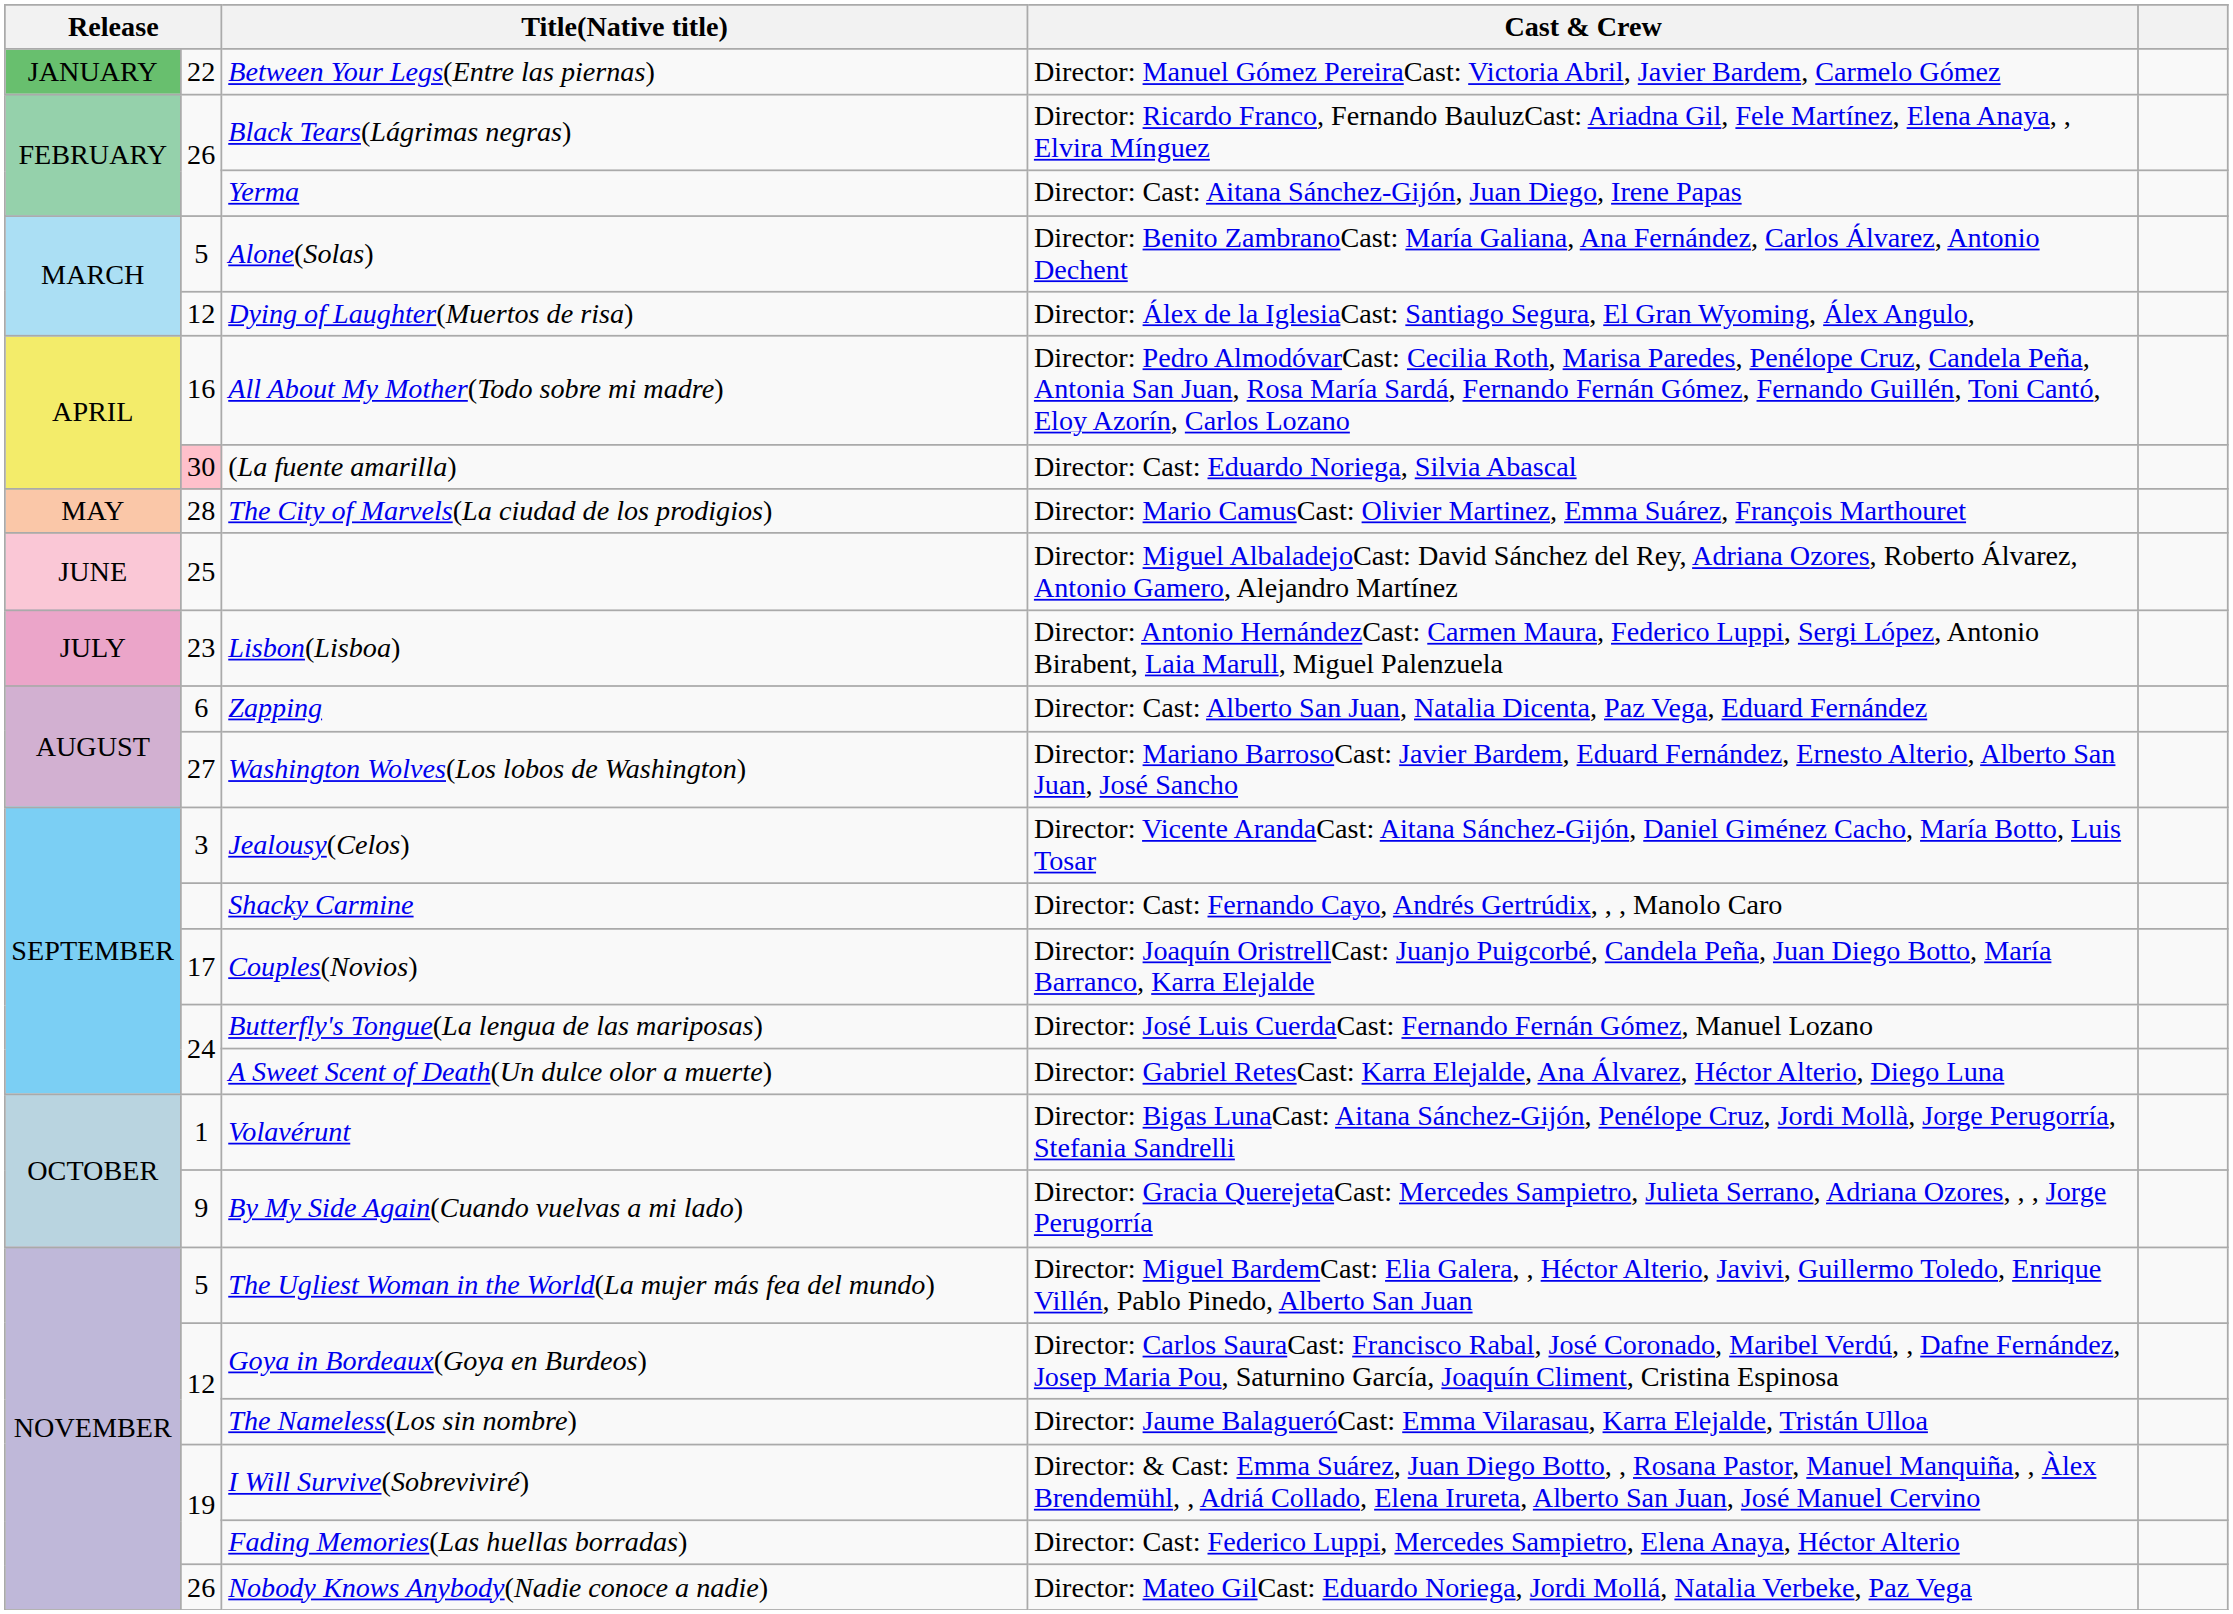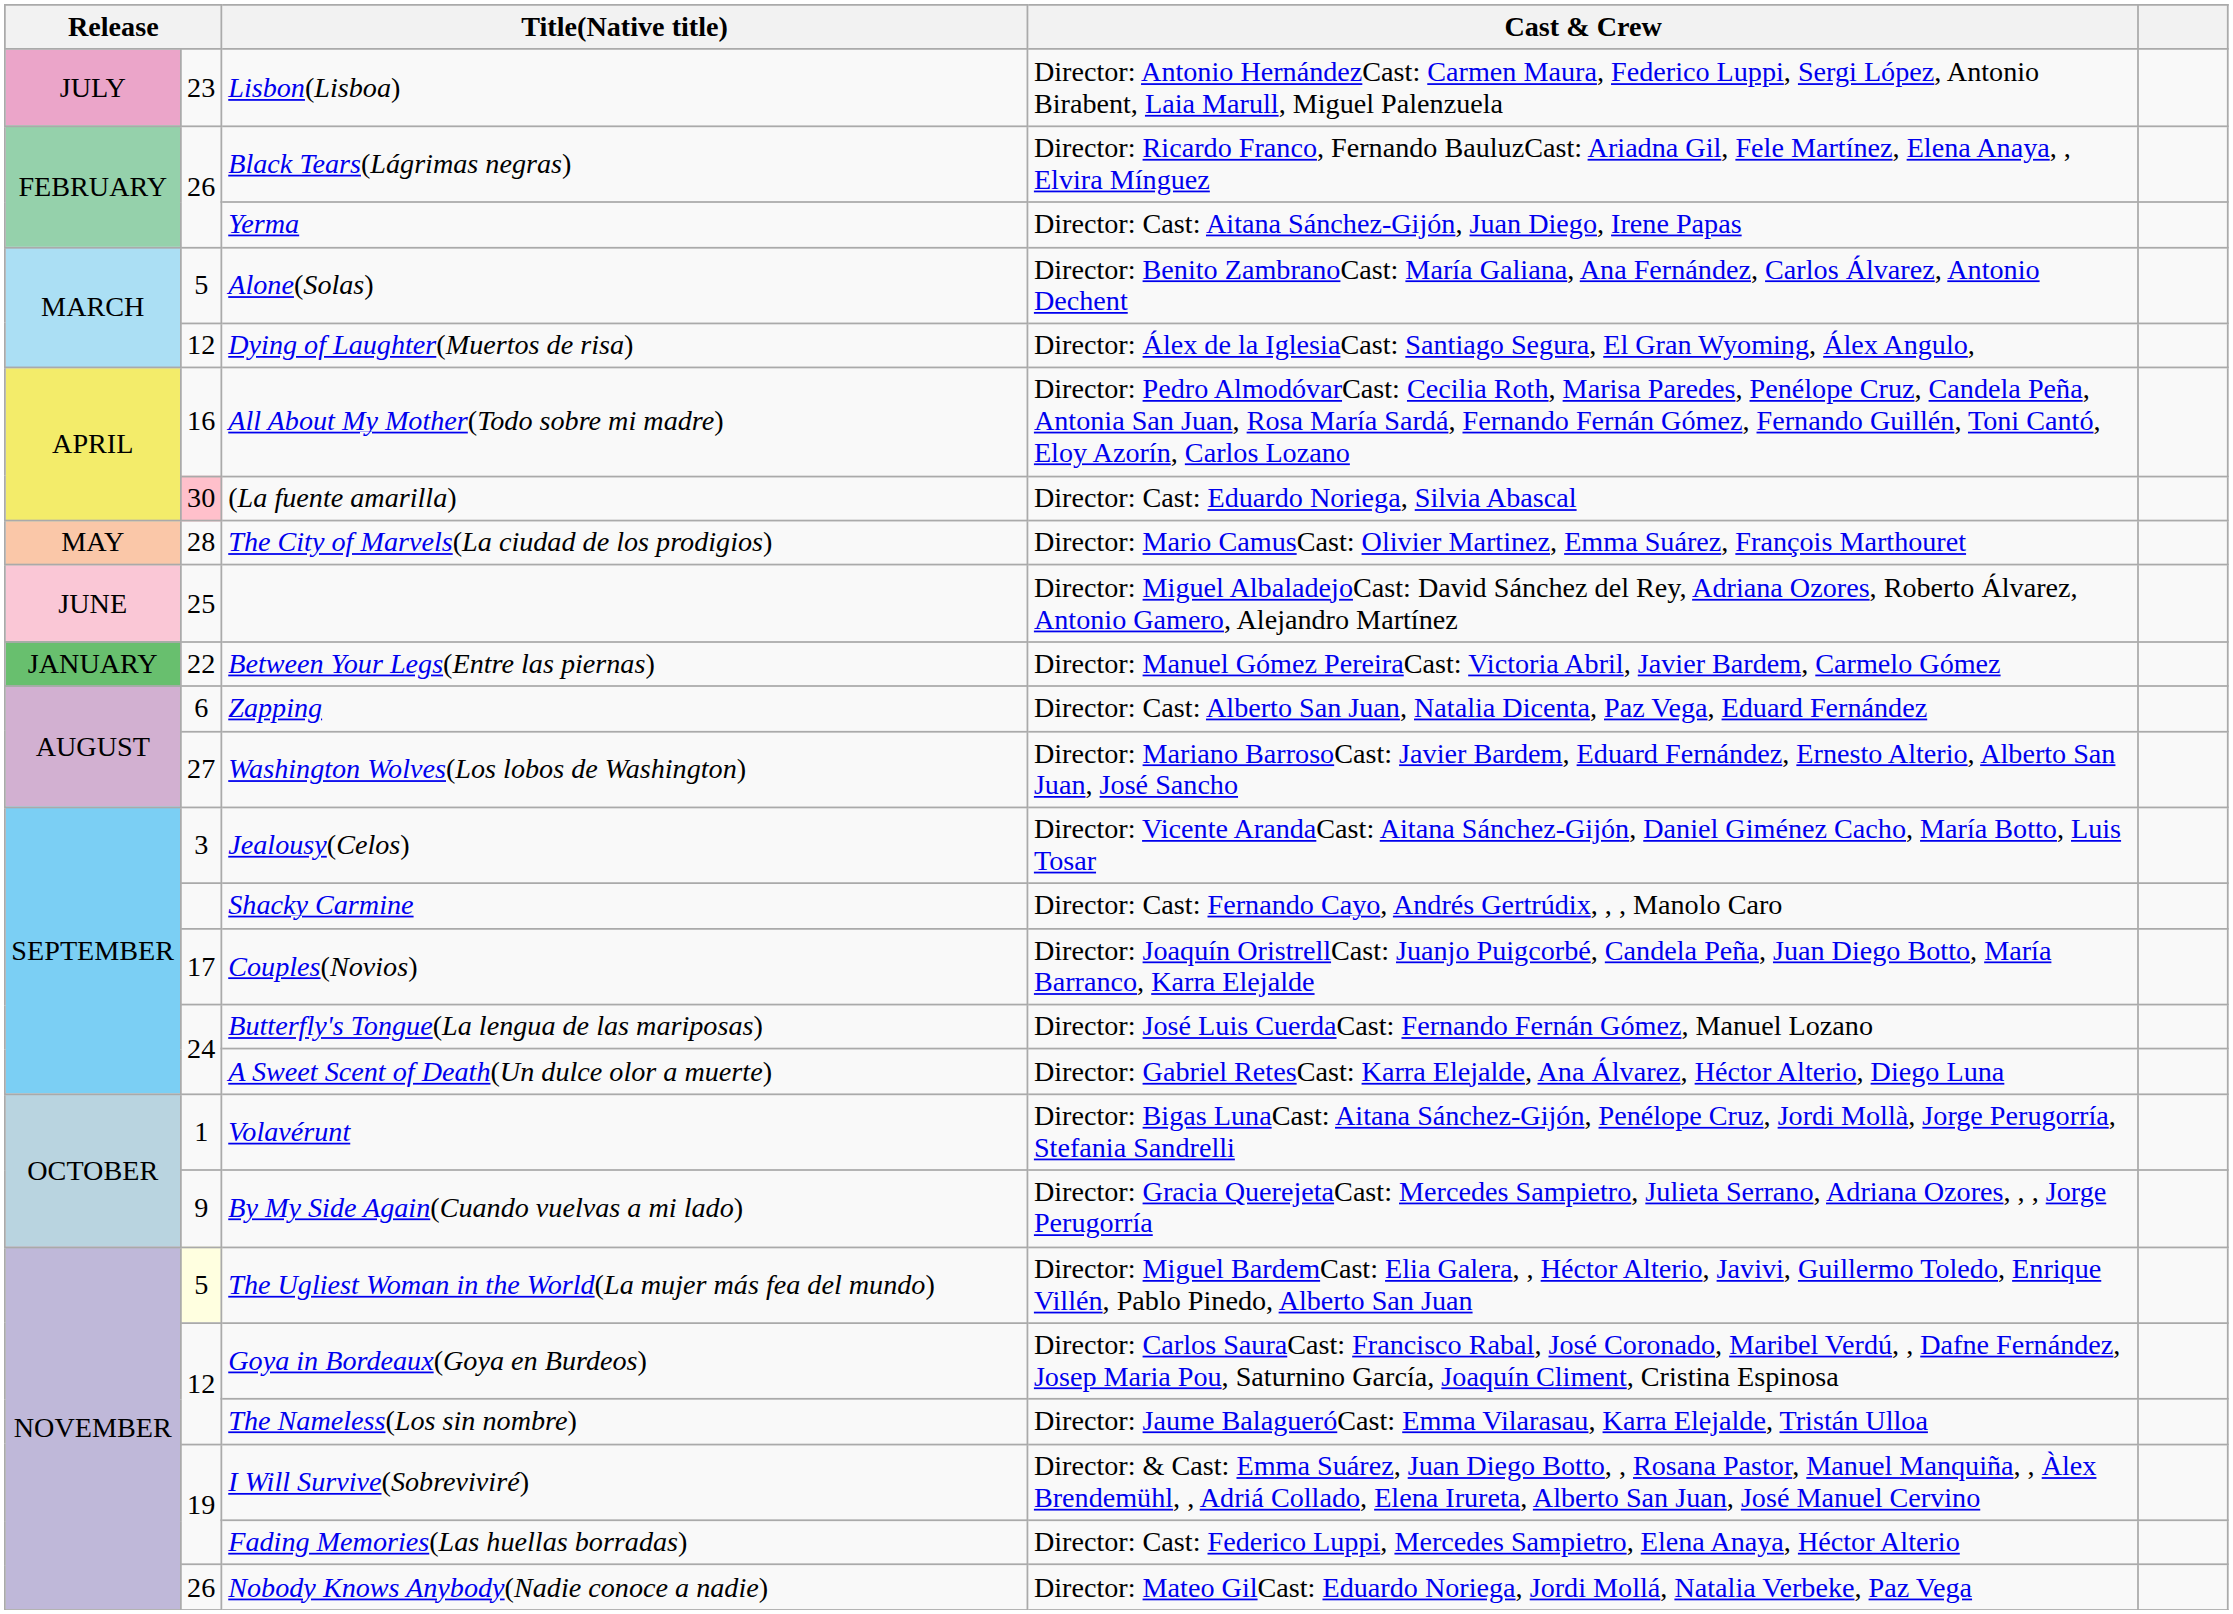rows swapped: (442, 71) <-> (314, 647)
(201, 1284) no background -> (201, 1284) lightyellow background
